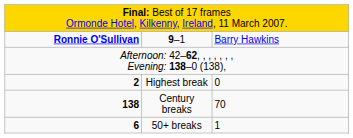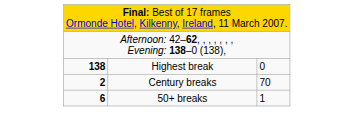- row: (177, 40)
(136, 83) 2 -> (97, 67) 138
(131, 104) 138 -> (103, 83) 2
